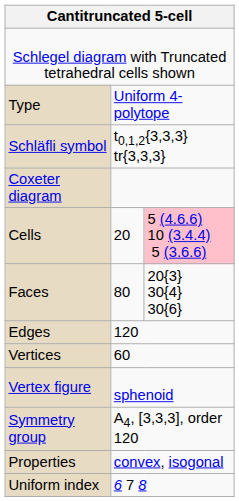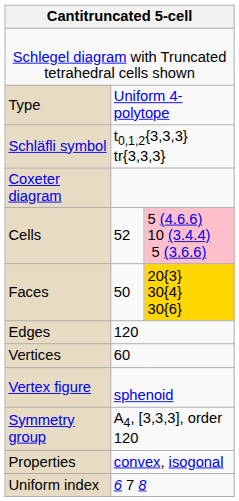(122, 235) 20 -> (122, 235) 52
(122, 292) 80 -> (122, 292) 50
(165, 292) no background -> (165, 292) gold background
